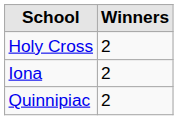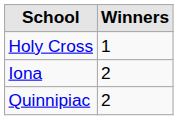(106, 45) 2 -> (106, 45) 1
